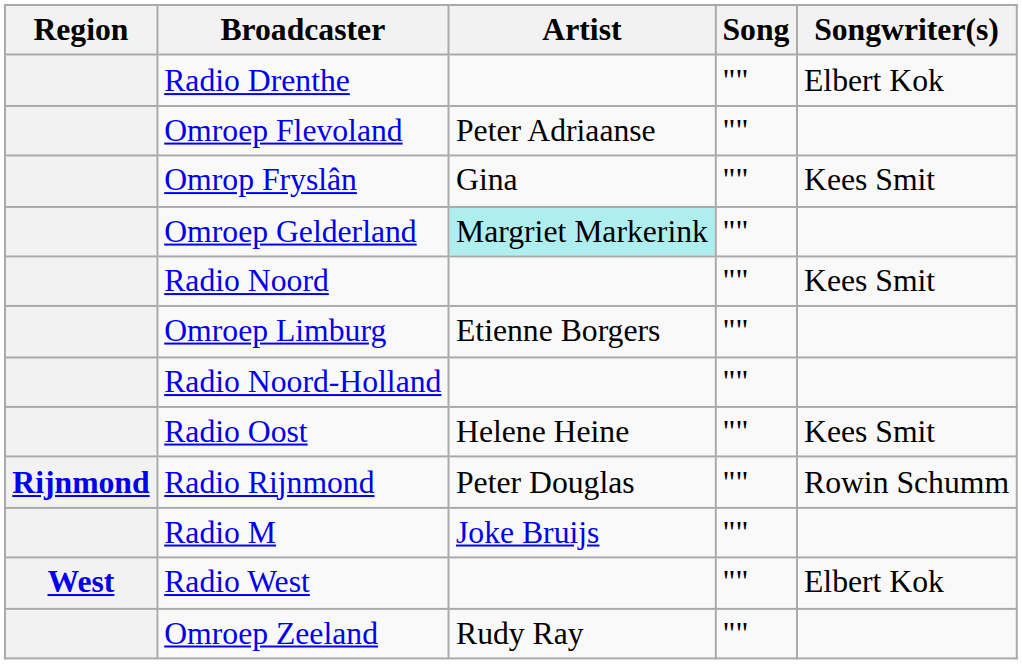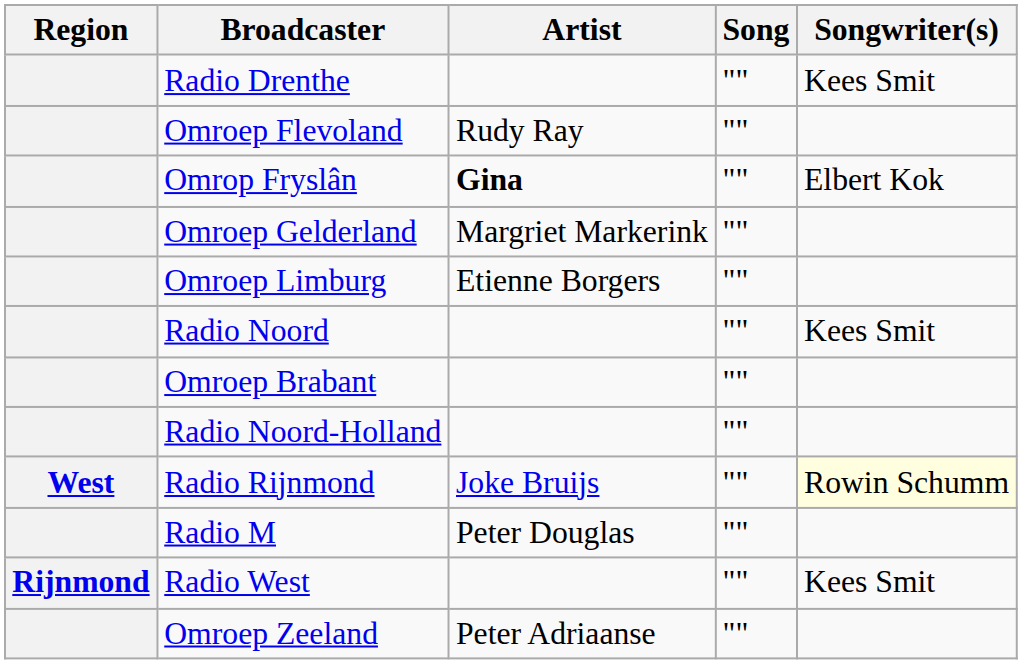(874, 79) Elbert Kok -> (870, 79) Kees Smit
(556, 130) Peter Adriaanse -> (520, 130) Rudy Ray
(487, 180) normal -> (489, 180) bold
(870, 180) Kees Smit -> (874, 180) Elbert Kok
(582, 230) paleturquoise background -> (582, 230) no background
rows swapped: (247, 280) <-> (275, 331)
+ row: (270, 381)
- row: (236, 431)
(81, 481) Rijnmond -> (81, 481) West
(545, 481) Peter Douglas -> (528, 481) Joke Bruijs
(907, 481) no background -> (907, 481) lightyellow background
(528, 532) Joke Bruijs -> (545, 532) Peter Douglas
(81, 582) West -> (81, 582) Rijnmond
(874, 582) Elbert Kok -> (870, 582) Kees Smit
(520, 632) Rudy Ray -> (556, 632) Peter Adriaanse
